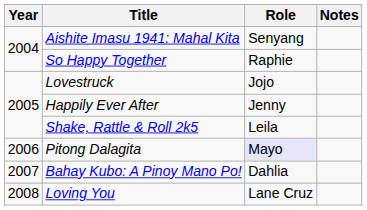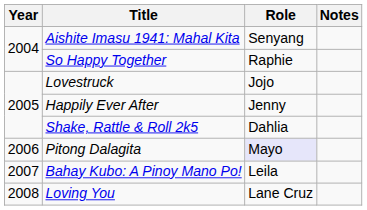(263, 127) Leila -> (268, 127) Dahlia
(268, 171) Dahlia -> (263, 171) Leila
